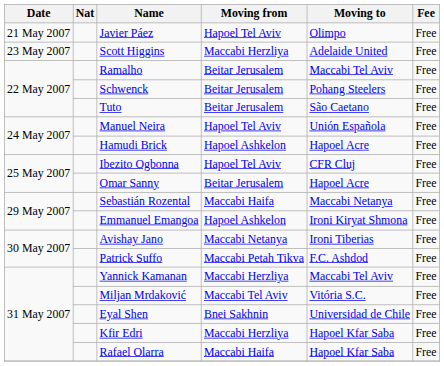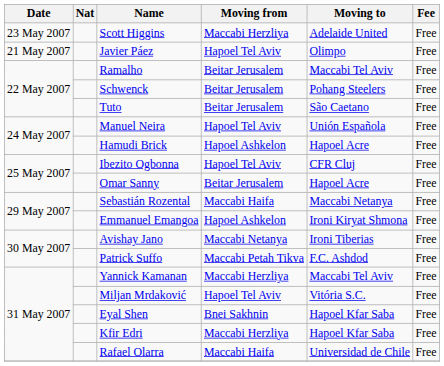rows swapped: (126, 32) <-> (132, 51)
(246, 295) Maccabi Tel Aviv -> (242, 295) Hapoel Tel Aviv
(360, 314) Universidad de Chile -> (352, 314) Hapoel Kfar Saba
(352, 351) Hapoel Kfar Saba -> (360, 351) Universidad de Chile
